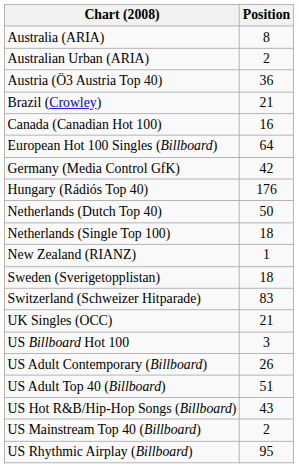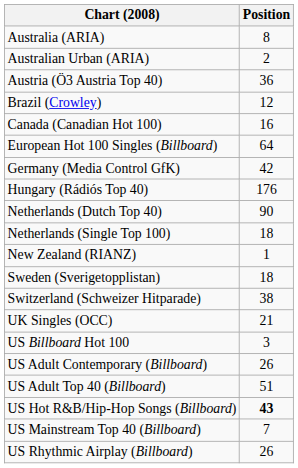(267, 102) 21 -> (267, 102) 12
(267, 211) 50 -> (267, 211) 90
(267, 299) 83 -> (267, 299) 38
(267, 408) normal -> (267, 408) bold
(267, 430) 2 -> (267, 430) 7
(267, 451) 95 -> (267, 451) 26
